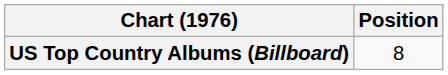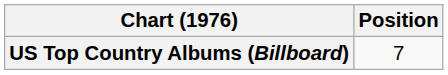(399, 52) 8 -> (399, 52) 7
